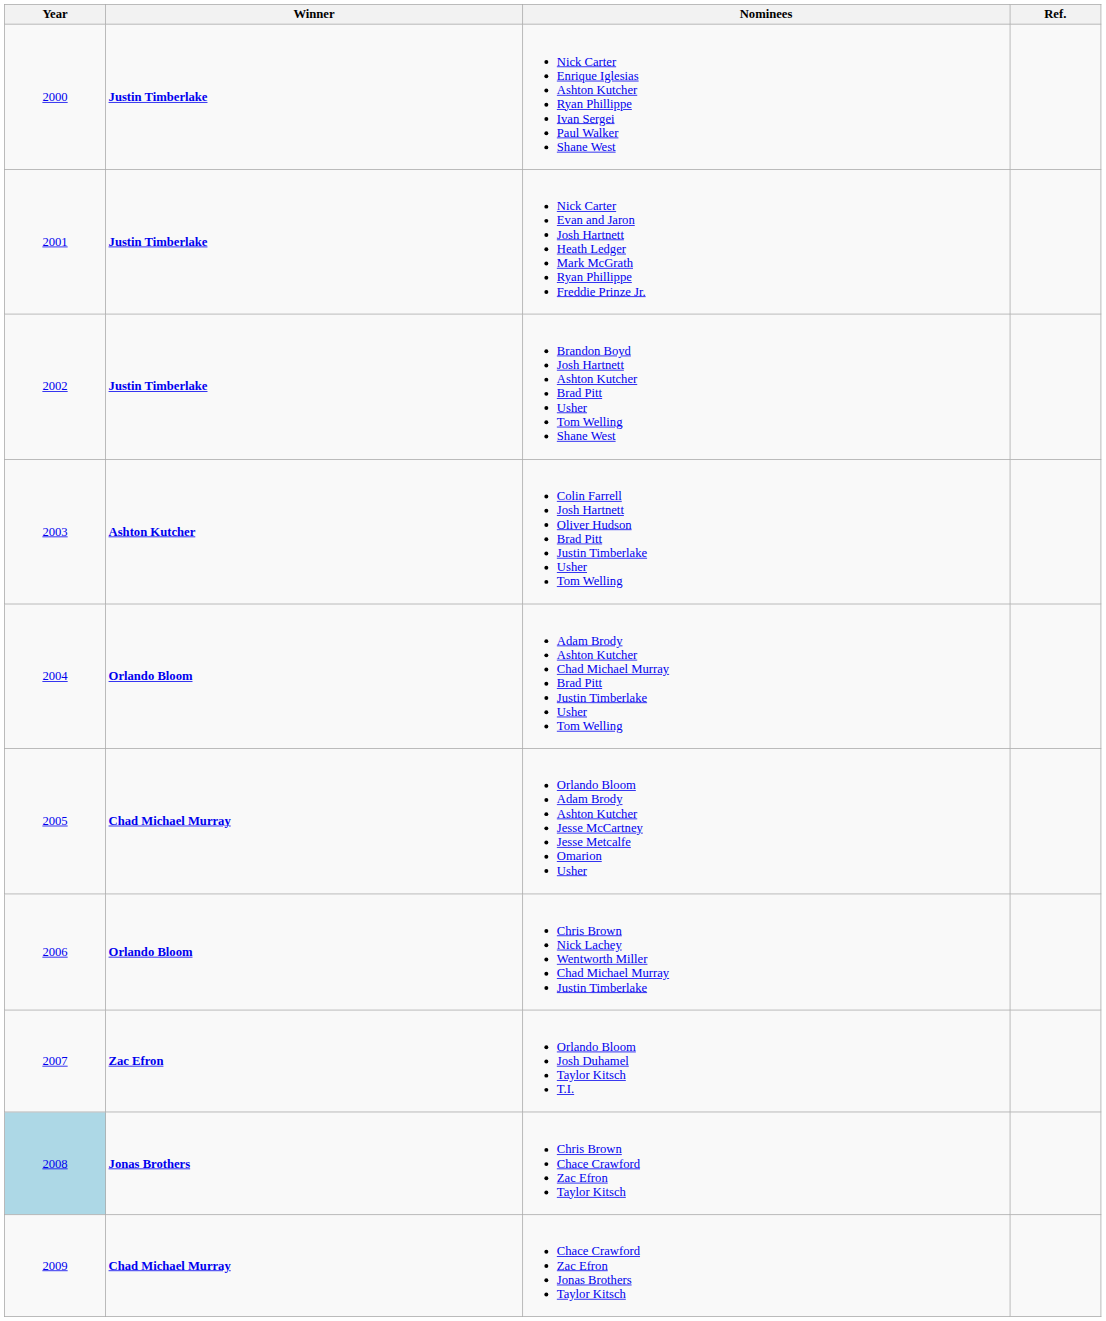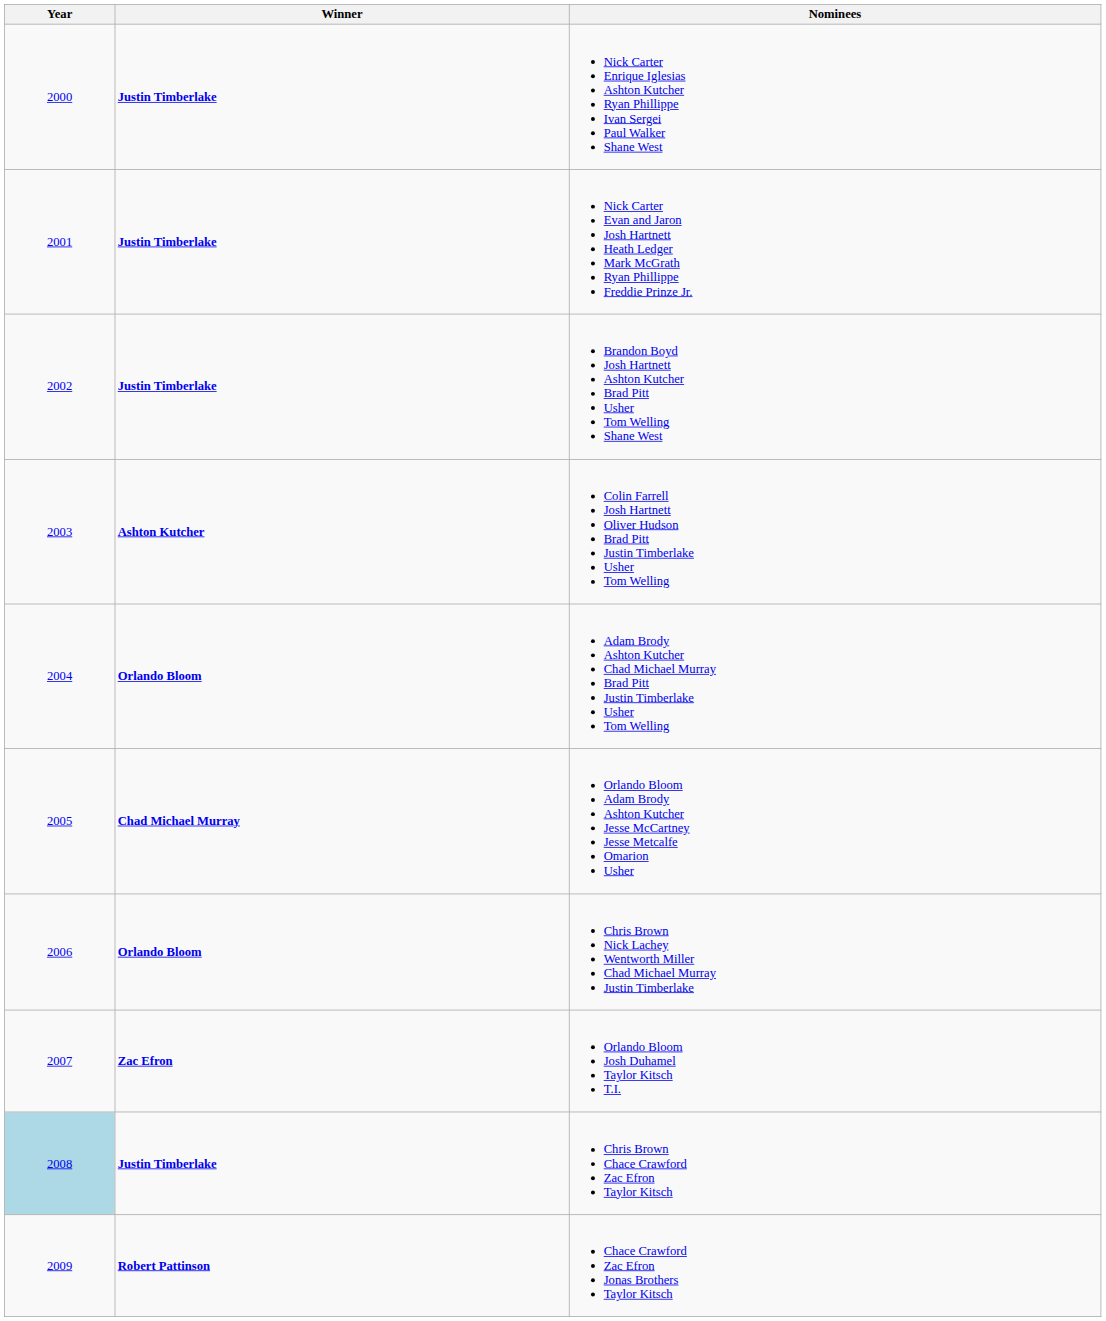- column: (1055, 14)
(149, 1163) Jonas Brothers -> (167, 1163) Justin Timberlake
(170, 1265) Chad Michael Murray -> (164, 1265) Robert Pattinson
